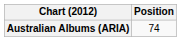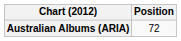(154, 28) 74 -> (154, 28) 72
